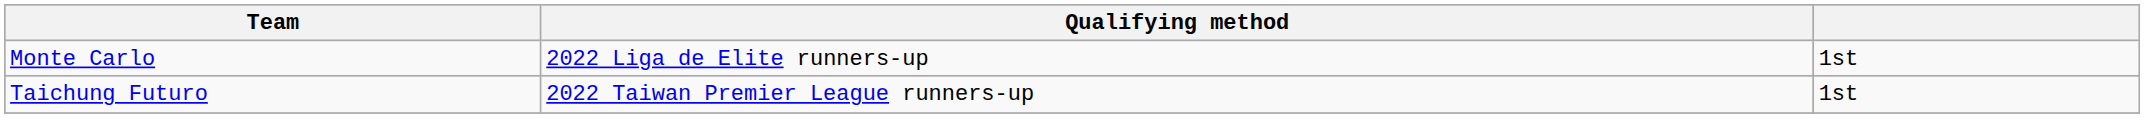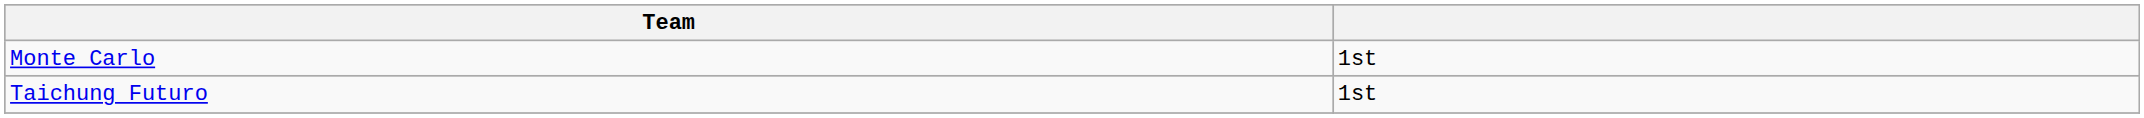- column: (1177, 23)
